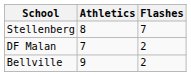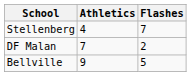(83, 30) 8 -> (83, 30) 4
(143, 63) 2 -> (143, 63) 5
